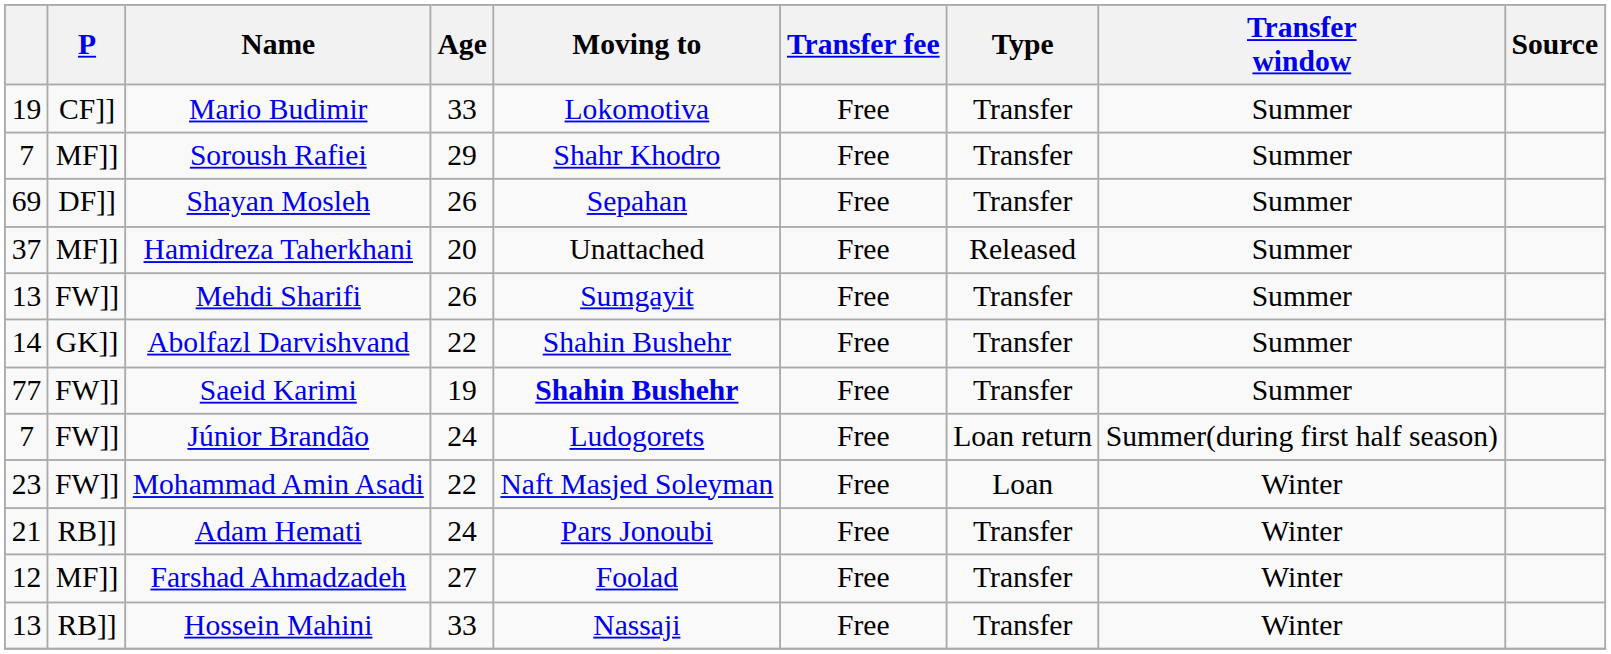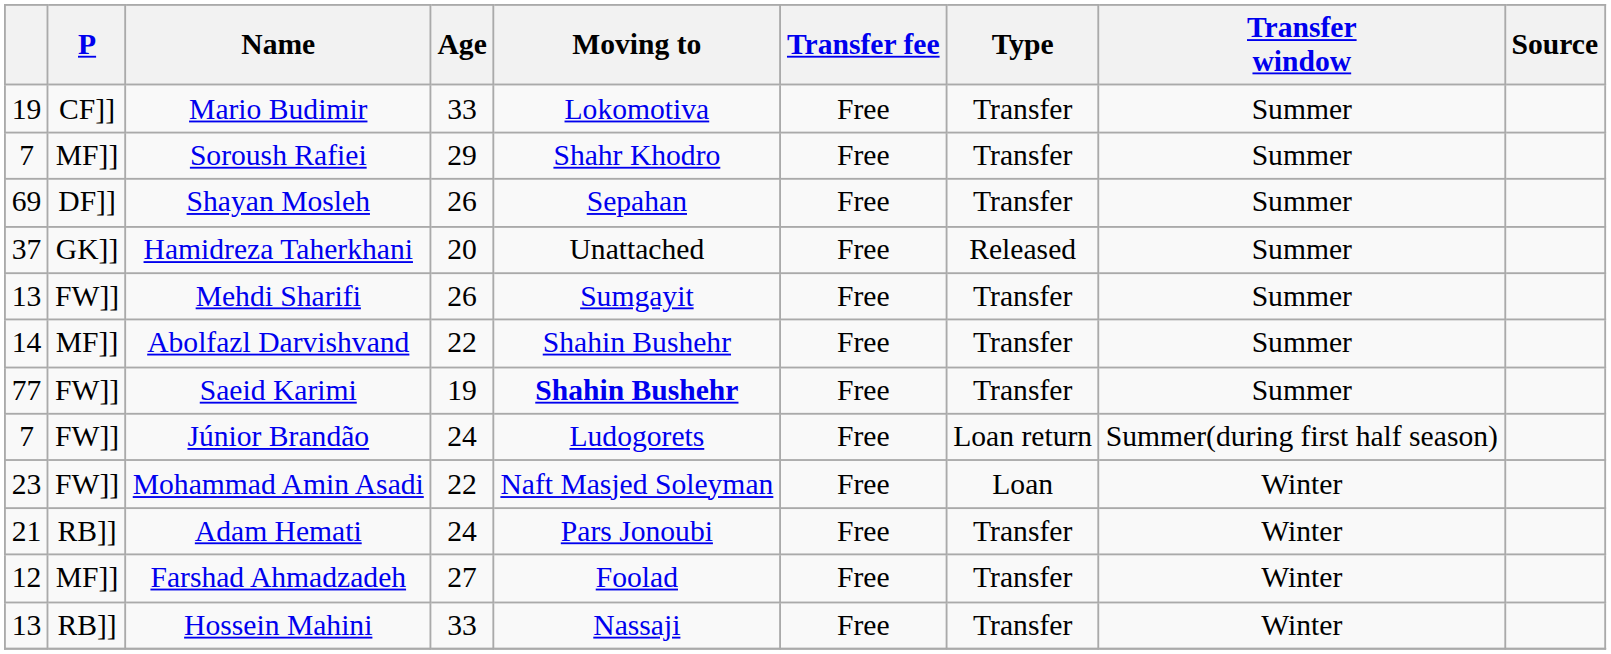(87, 249) MF]] -> (87, 249) GK]]
(87, 342) GK]] -> (87, 342) MF]]
